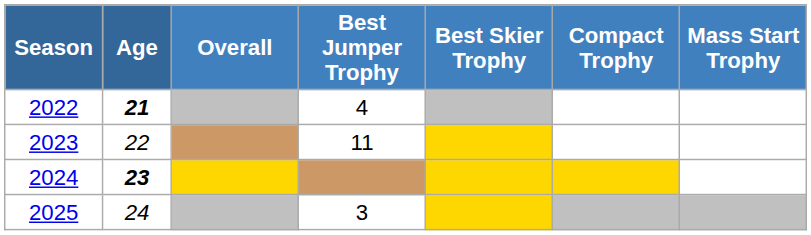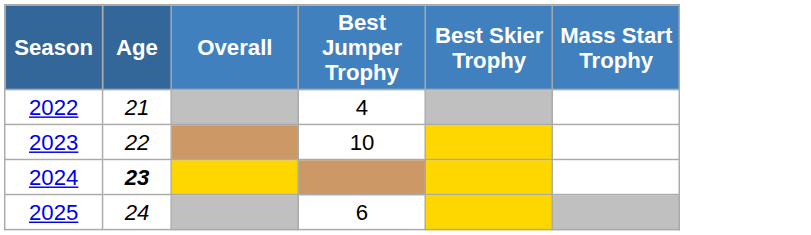- column: (616, 47)
(137, 107) bold -> (137, 107) normal
(362, 142) 11 -> (362, 142) 10
(362, 213) 3 -> (362, 213) 6
